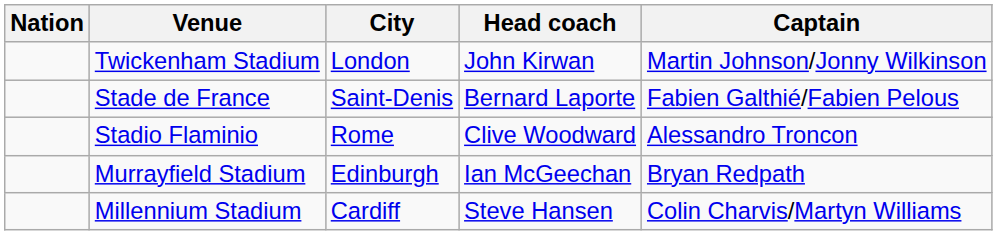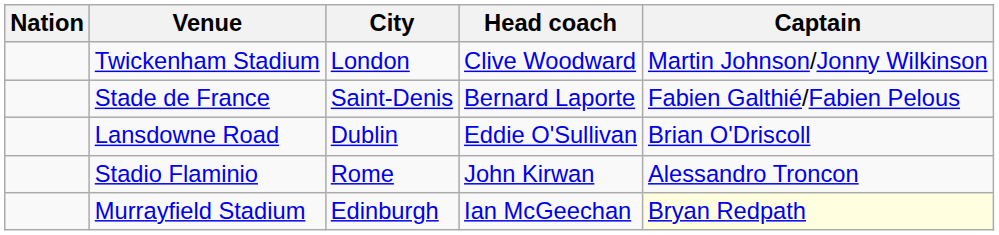(529, 60) John Kirwan -> (550, 60) Clive Woodward
+ row: (187, 135)
(550, 135) Clive Woodward -> (529, 173) John Kirwan
(726, 173) no background -> (727, 211) lightyellow background
- row: (198, 211)
